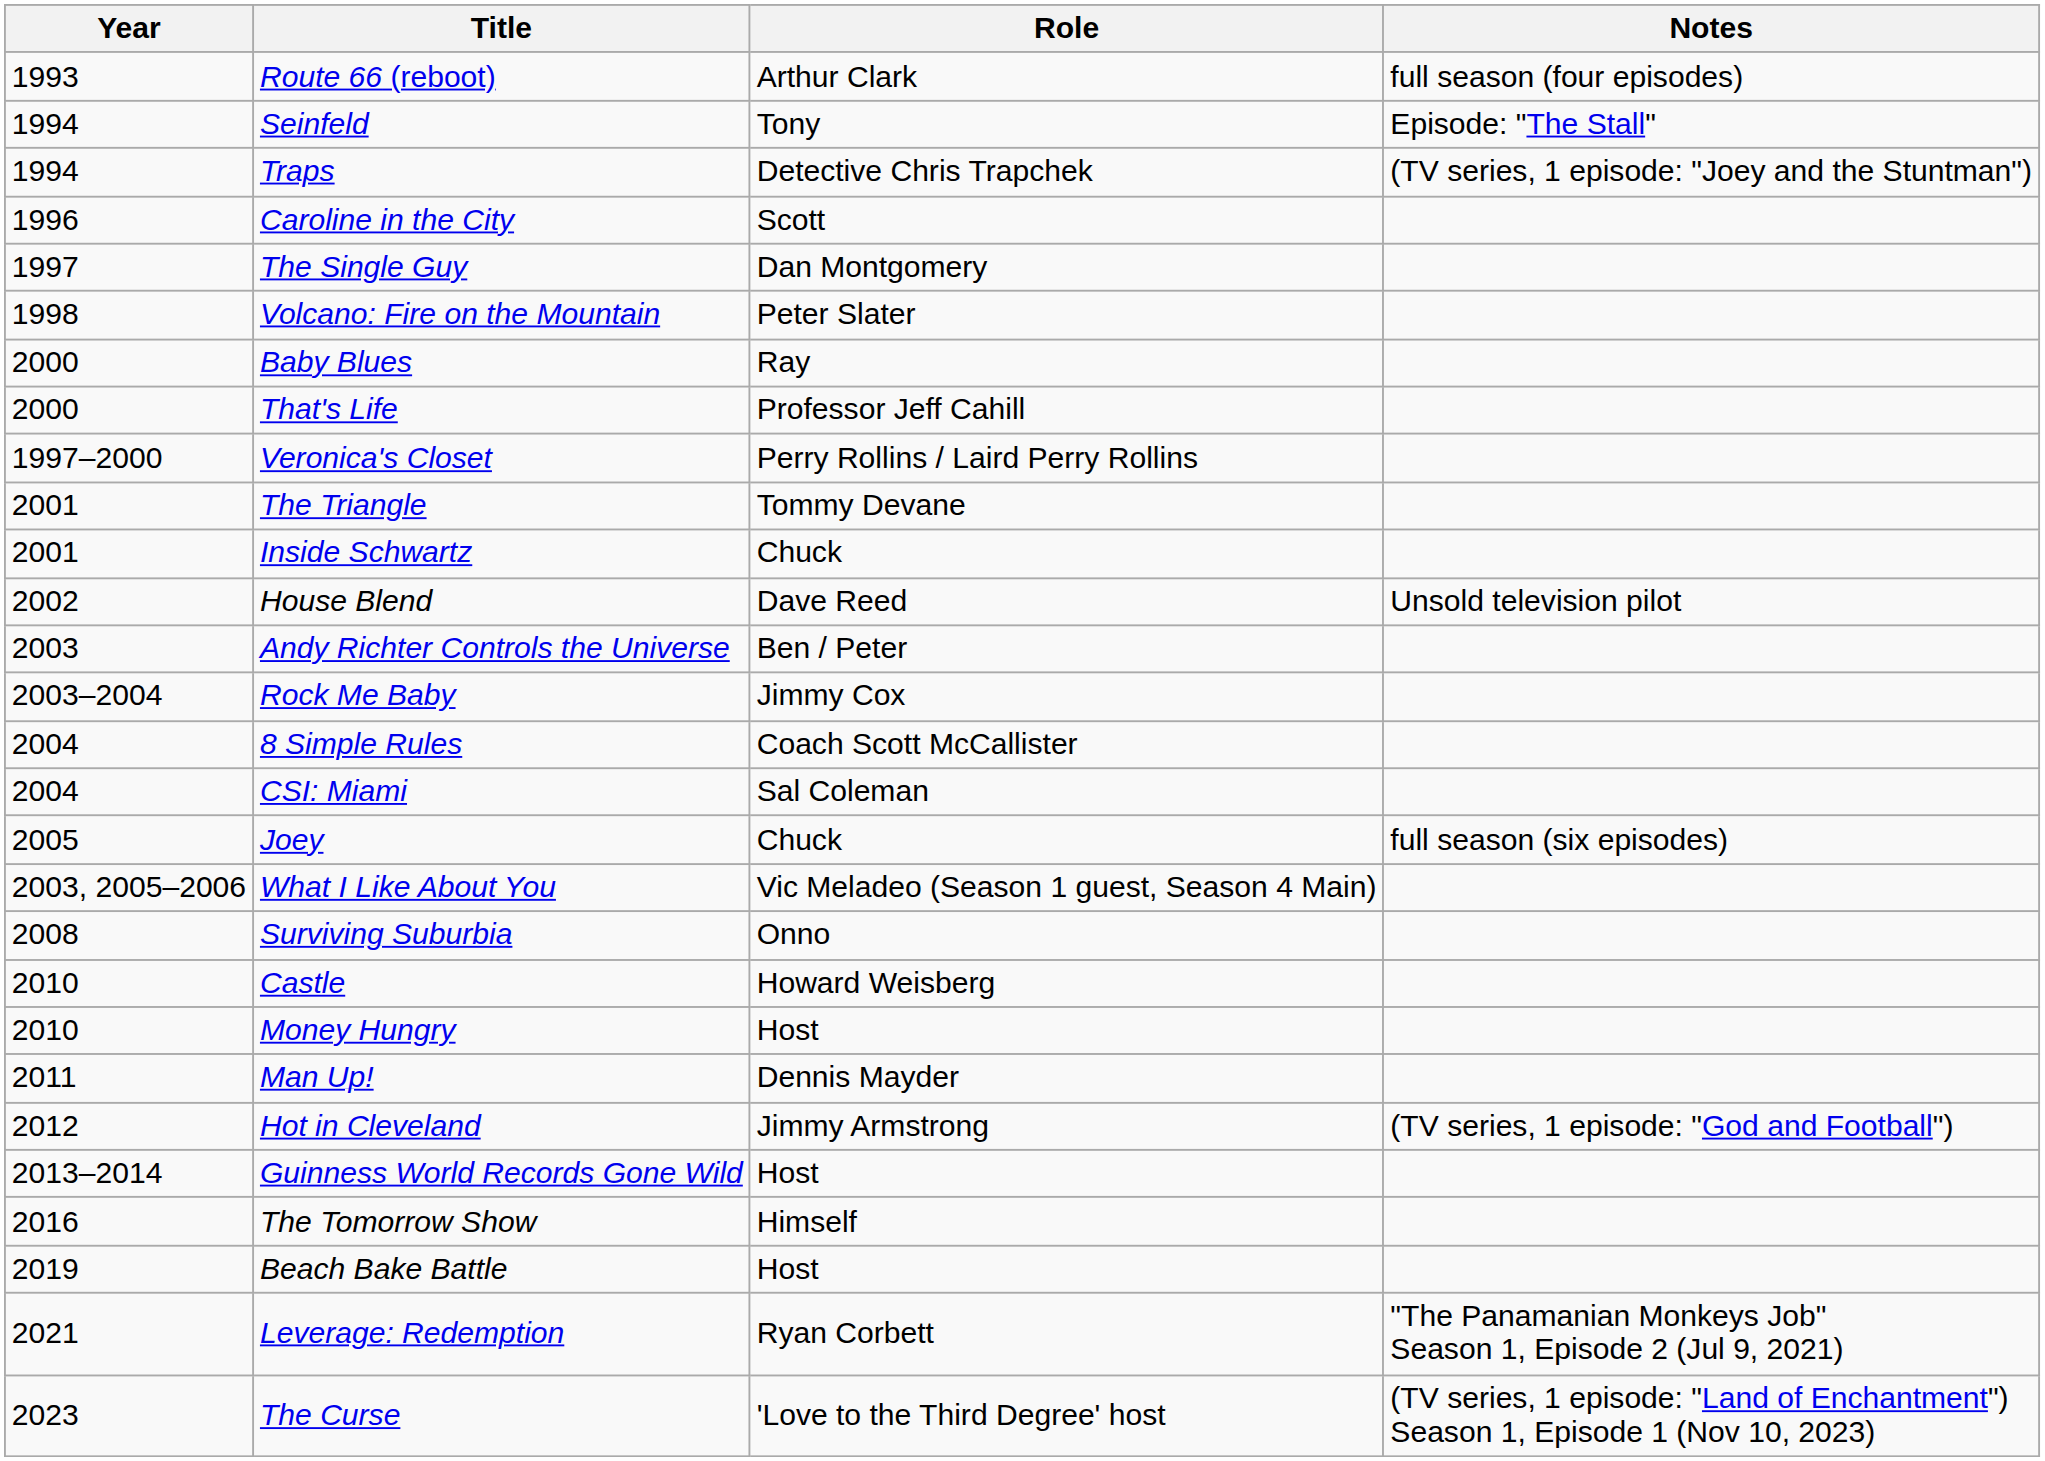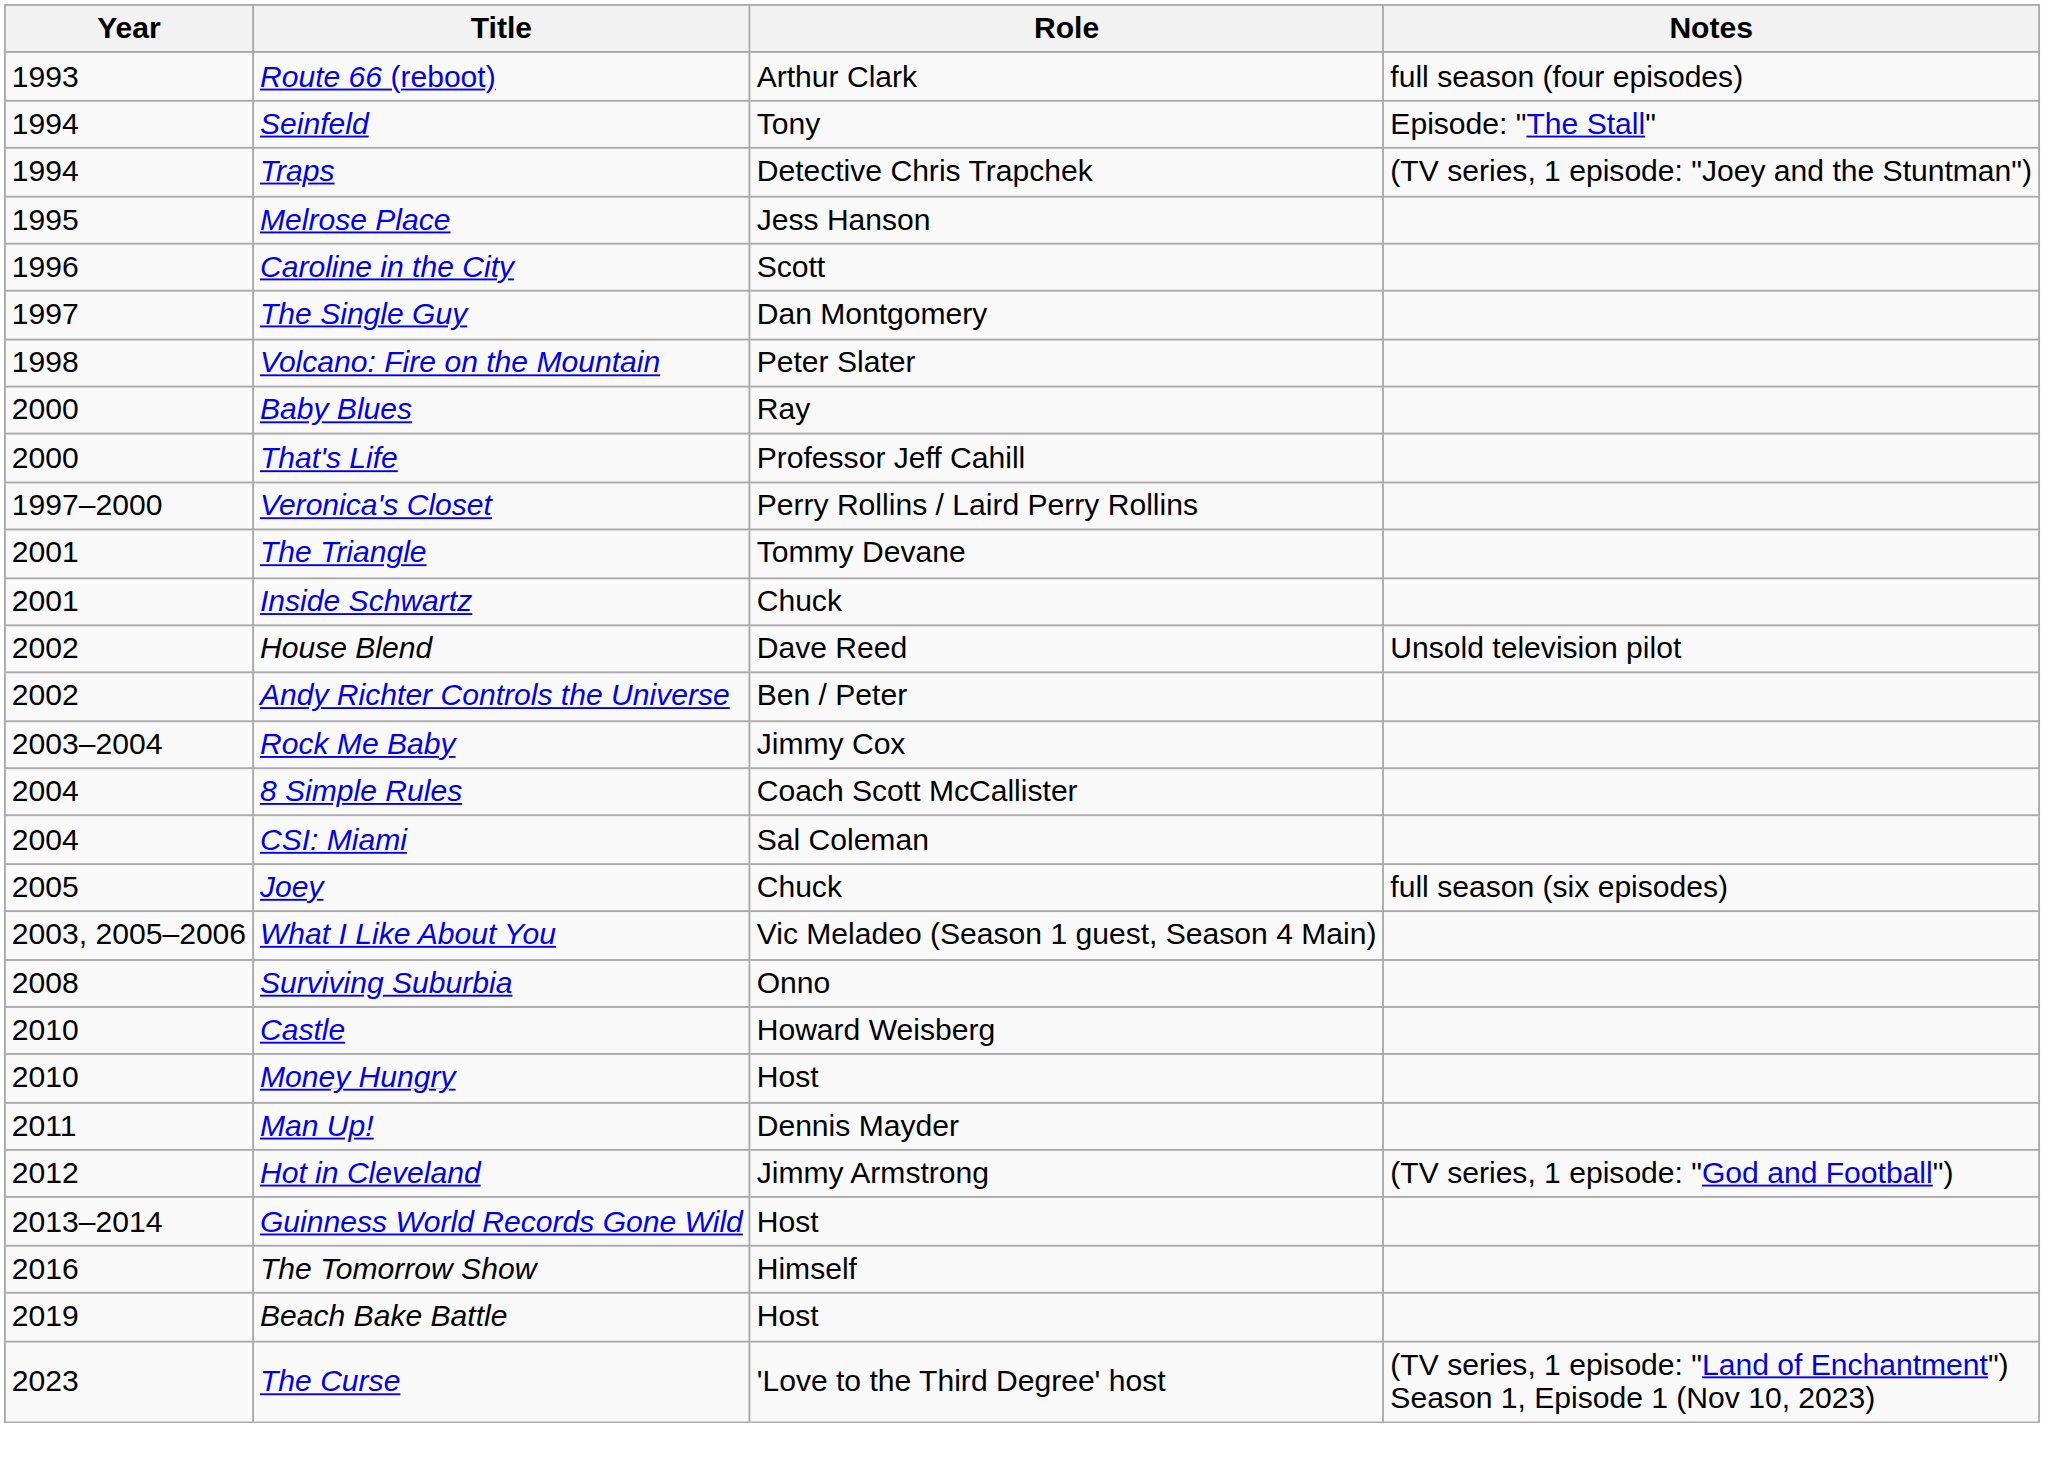+ row: (355, 219)
(45, 648) 2003 -> (45, 696) 2002
- row: (412, 1333)
